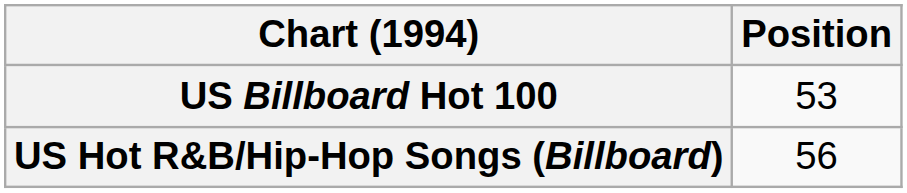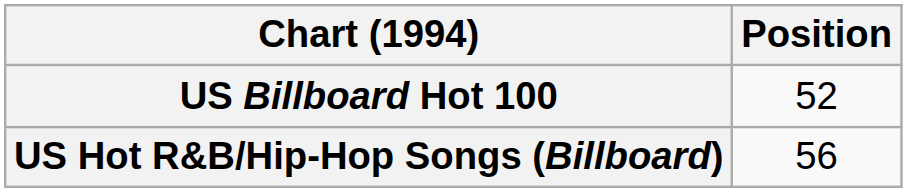(817, 95) 53 -> (817, 95) 52
